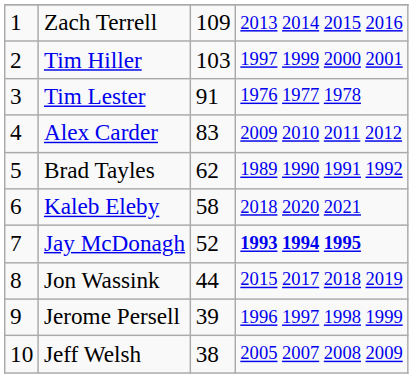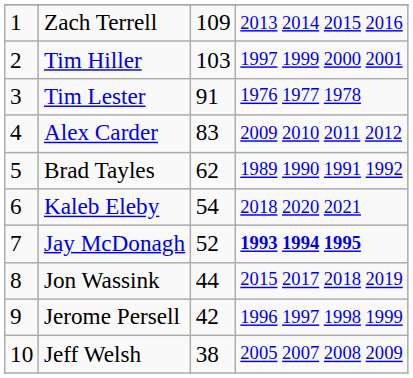(207, 206) 58 -> (207, 206) 54
(207, 317) 39 -> (207, 317) 42
